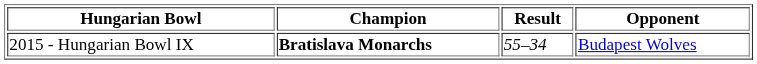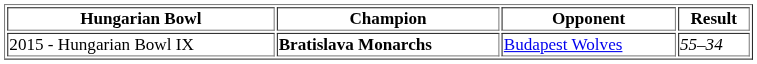columns swapped: (663, 18) <-> (538, 18)
